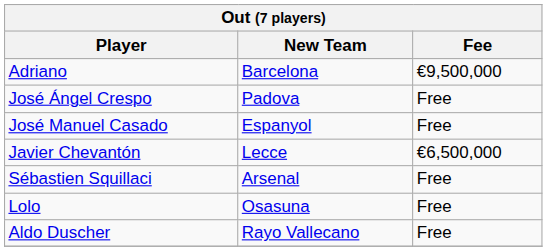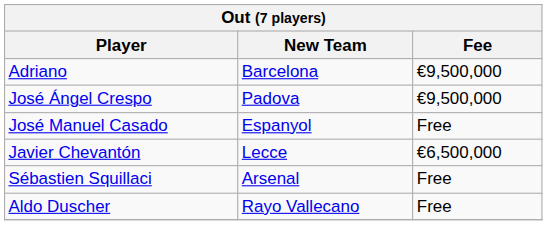(434, 98) Free -> (459, 98) €9,500,000
- row: (24, 206)
